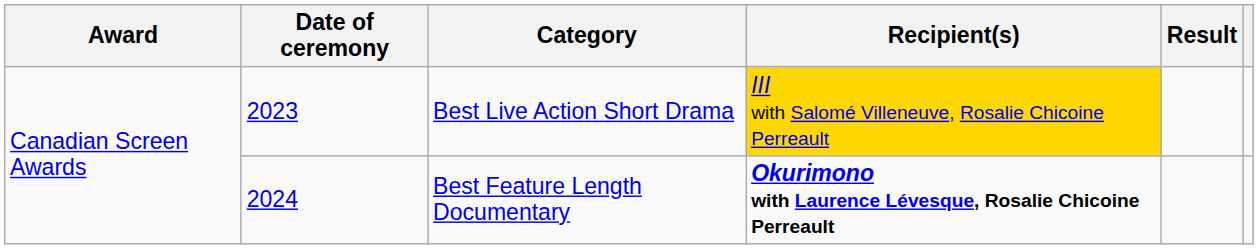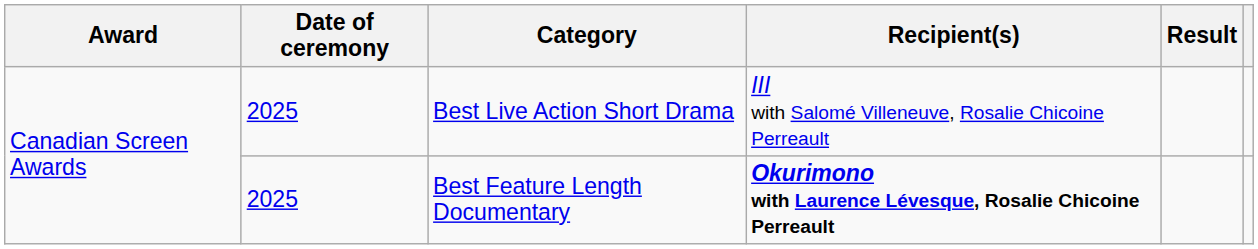(272, 111) 2023 -> (272, 111) 2025
(928, 111) gold background -> (928, 111) no background
(272, 199) 2024 -> (272, 199) 2025
